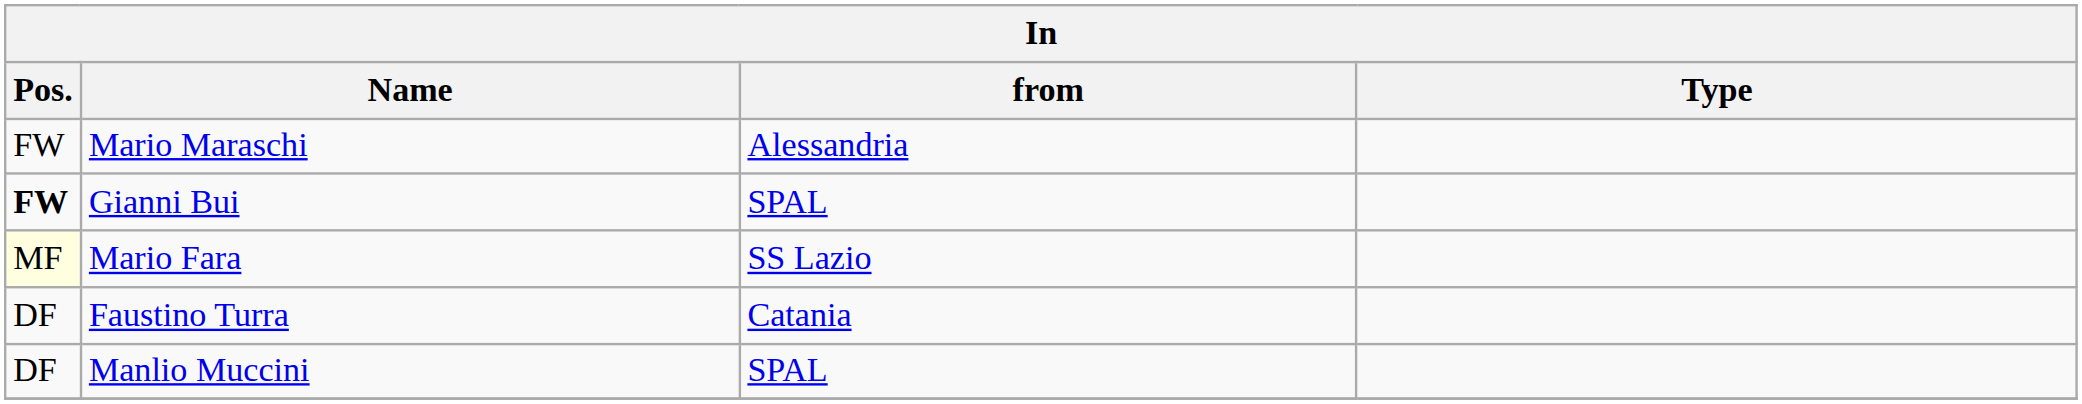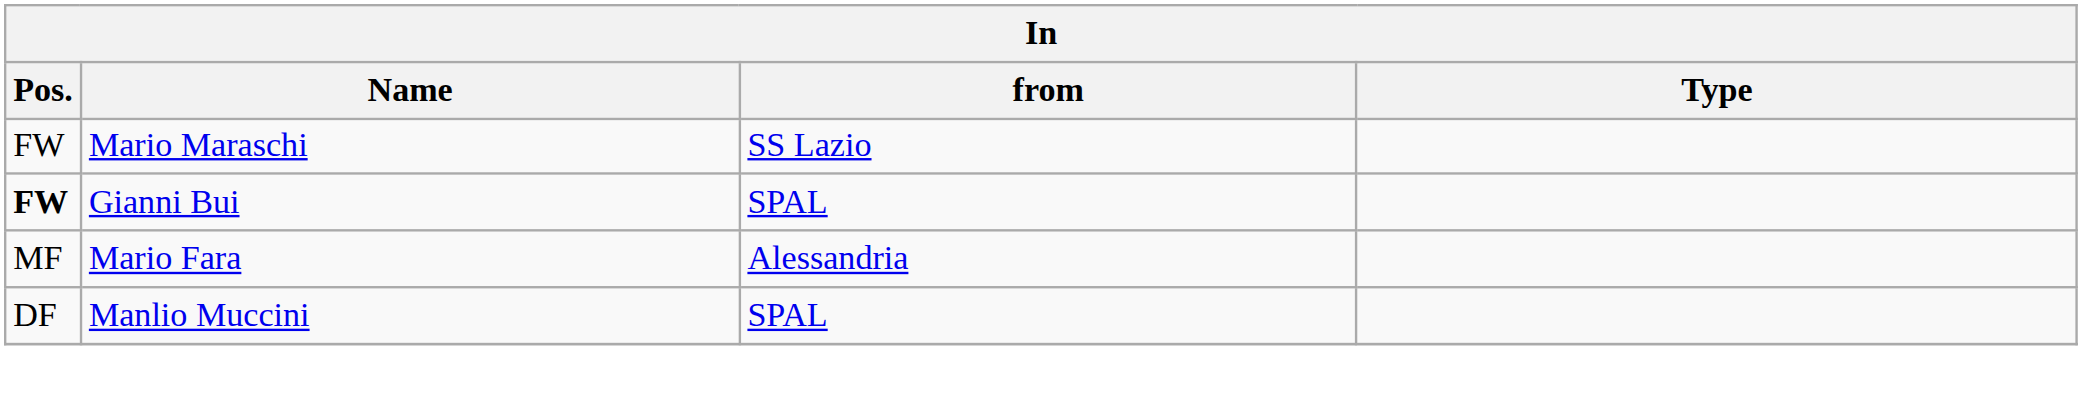(828, 145) Alessandria -> (809, 145) SS Lazio
(38, 258) lightyellow background -> (38, 258) no background
(809, 258) SS Lazio -> (828, 258) Alessandria
- row: (189, 314)
